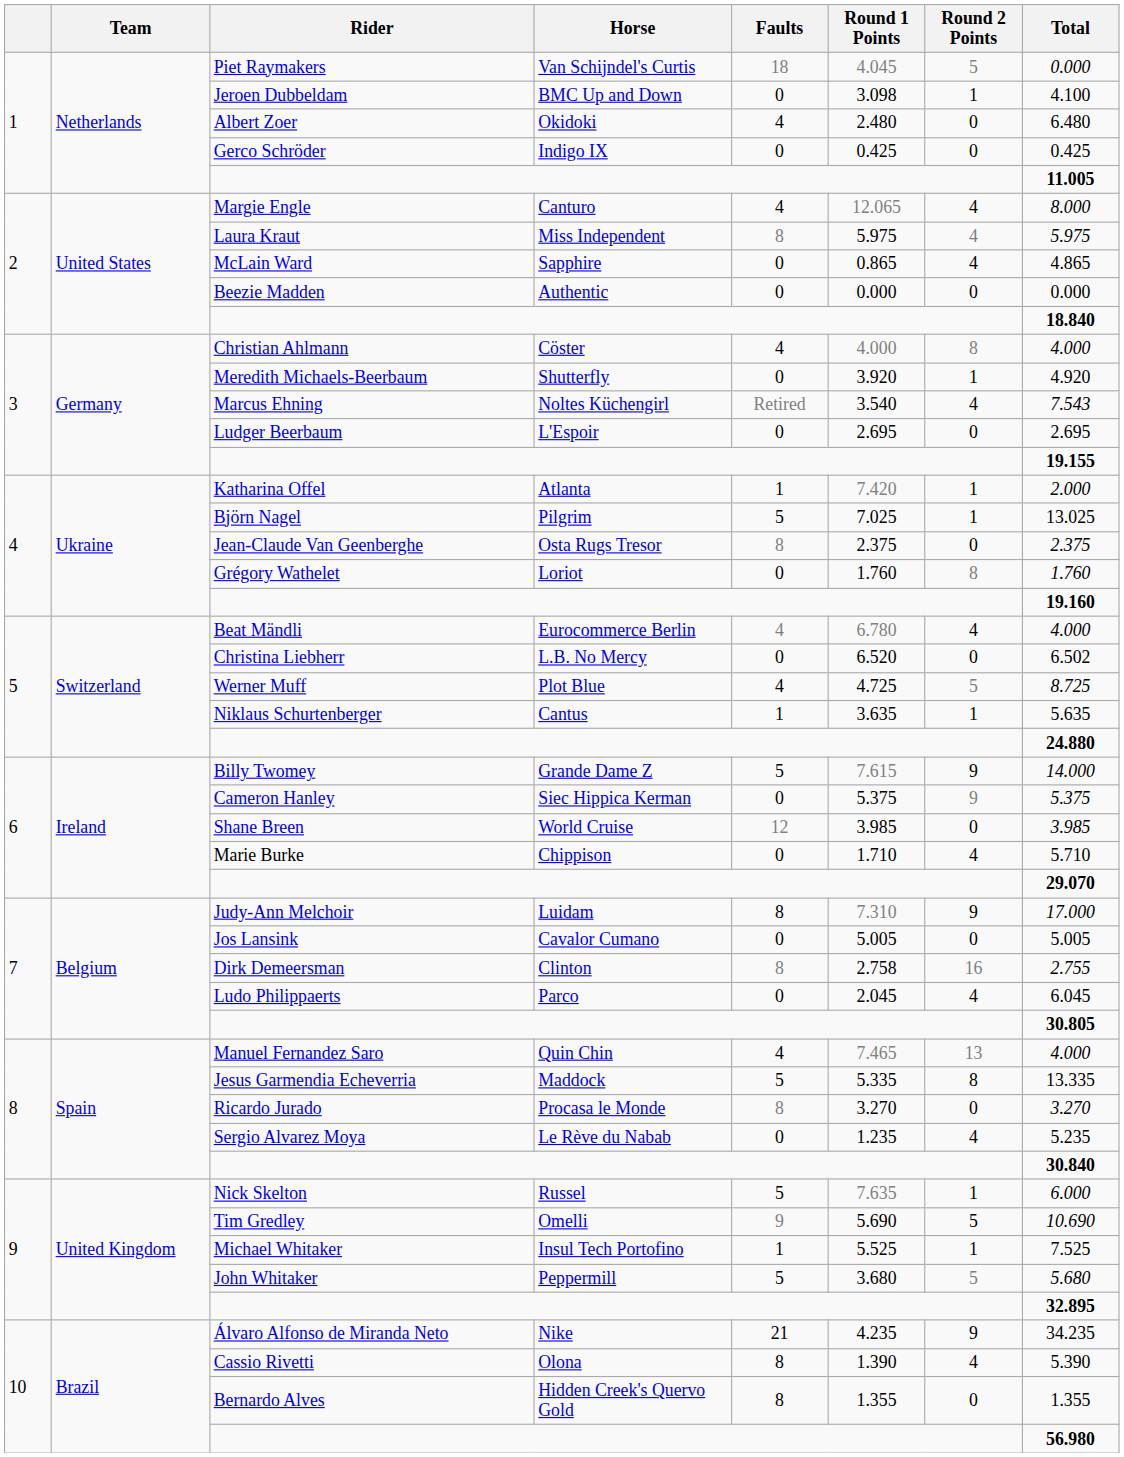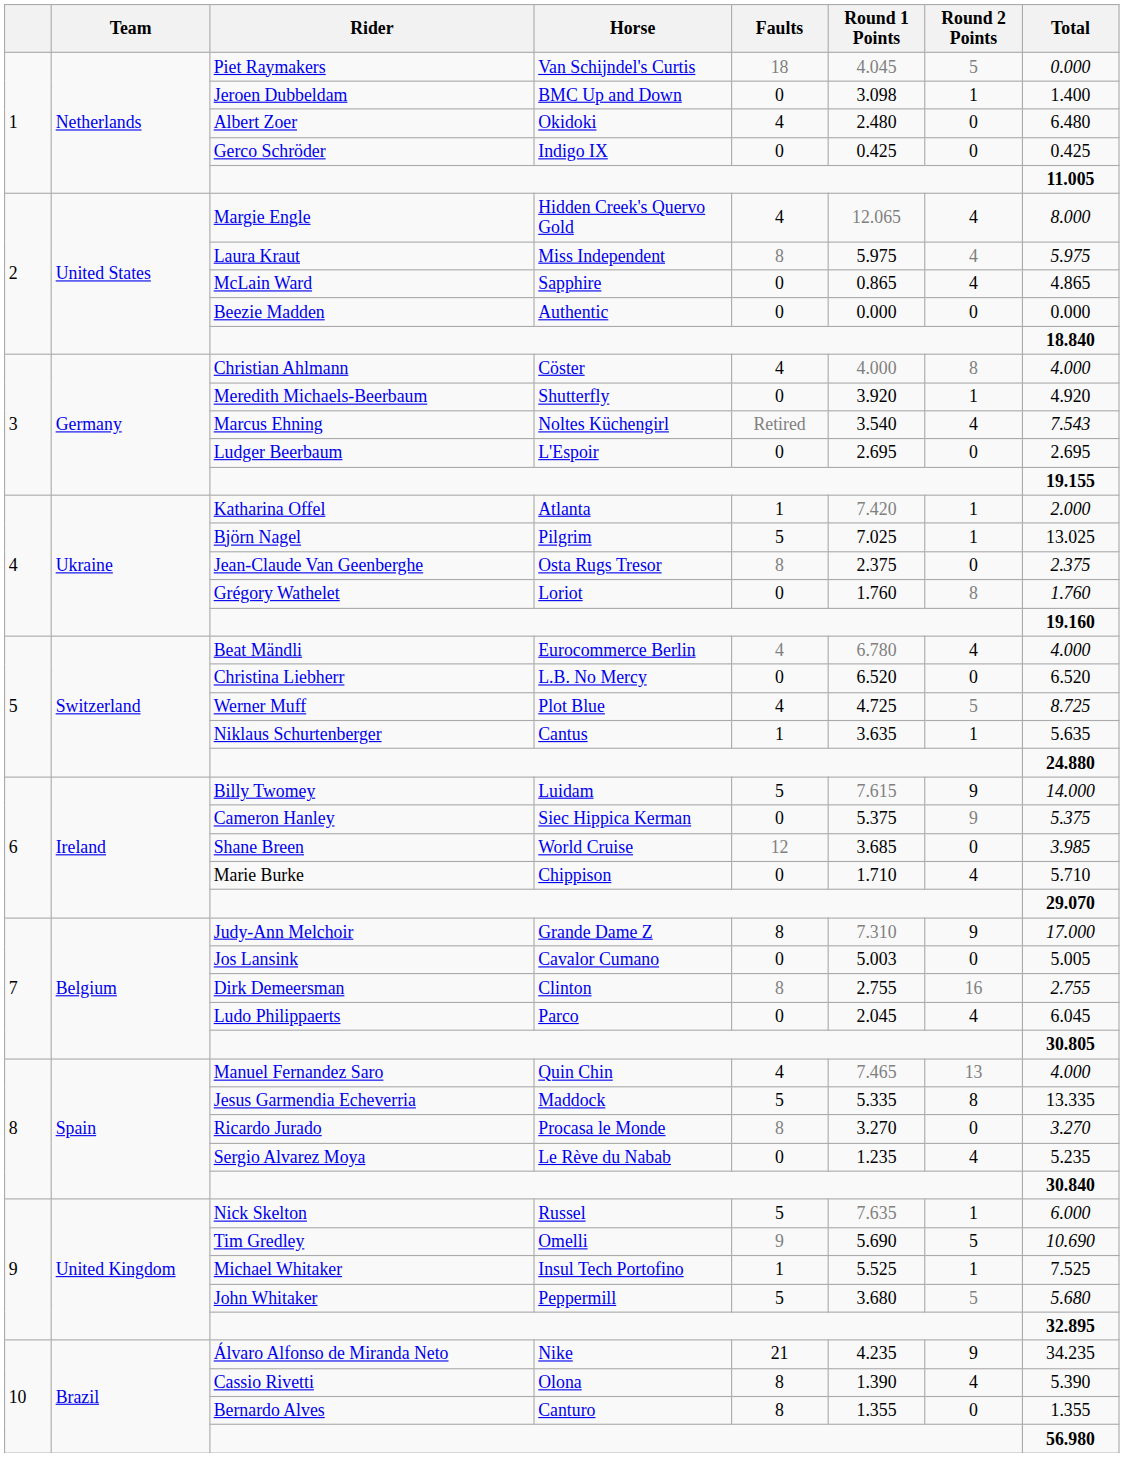(1071, 94) 4.100 -> (1071, 94) 1.400
(567, 207) Canturo -> (622, 217) Hidden Creek's Quervo Gold
(1071, 658) 6.502 -> (1071, 678) 6.520
(595, 770) Grande Dame Z -> (566, 790) Luidam
(877, 827) 3.985 -> (877, 847) 3.685
(566, 911) Luidam -> (595, 931) Grande Dame Z
(877, 939) 5.005 -> (877, 959) 5.003
(877, 968) 2.758 -> (877, 988) 2.755
(622, 1400) Hidden Creek's Quervo Gold -> (567, 1410) Canturo
